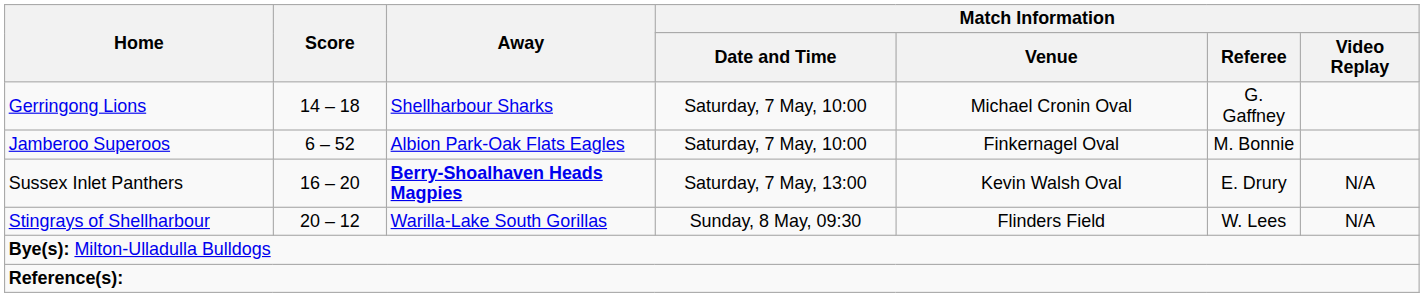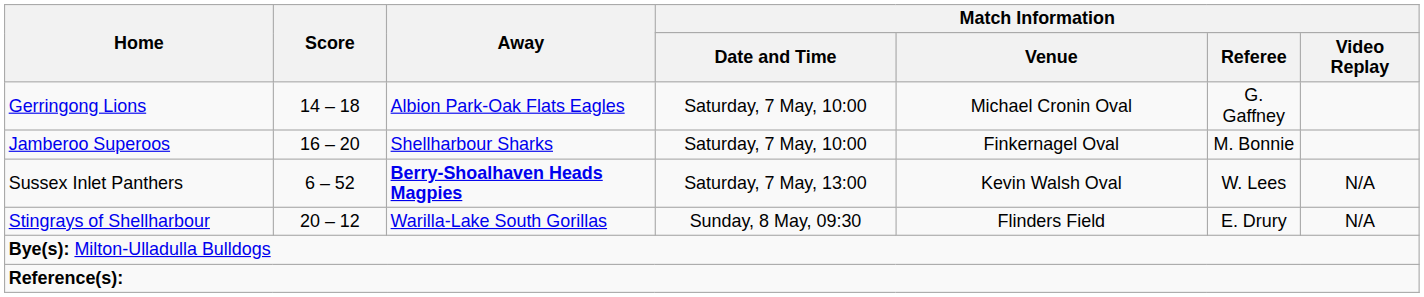(472, 105) Shellharbour Sharks -> (508, 105) Albion Park-Oak Flats Eagles
(330, 144) 6 – 52 -> (330, 144) 16 – 20
(508, 144) Albion Park-Oak Flats Eagles -> (472, 144) Shellharbour Sharks
(330, 182) 16 – 20 -> (330, 182) 6 – 52
(1254, 182) E. Drury -> (1254, 182) W. Lees
(1254, 221) W. Lees -> (1254, 221) E. Drury
